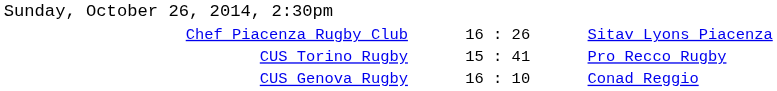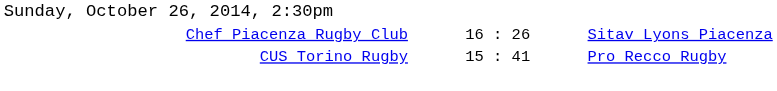- row: (334, 79)
